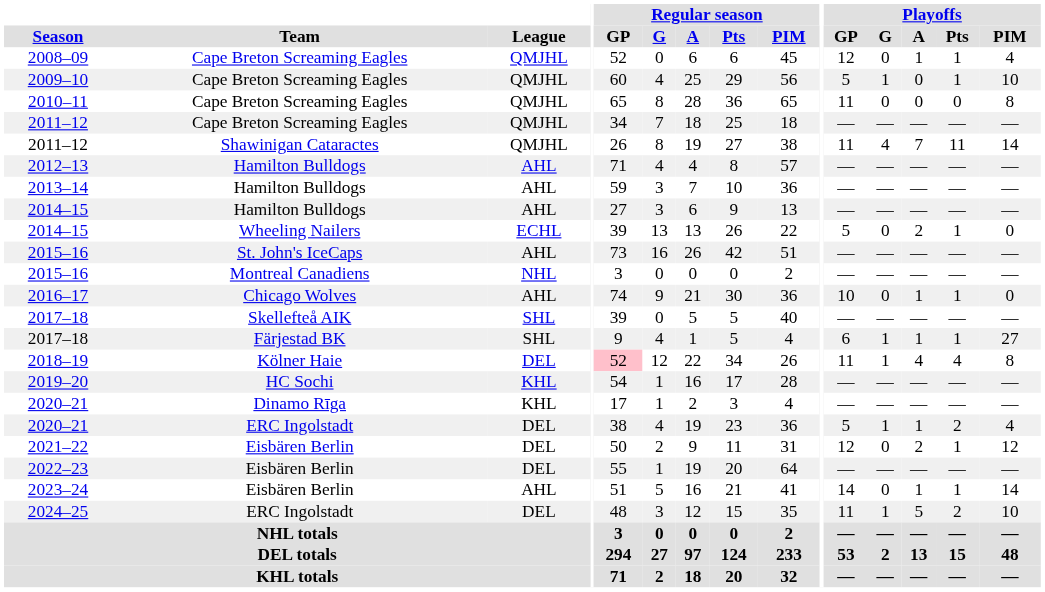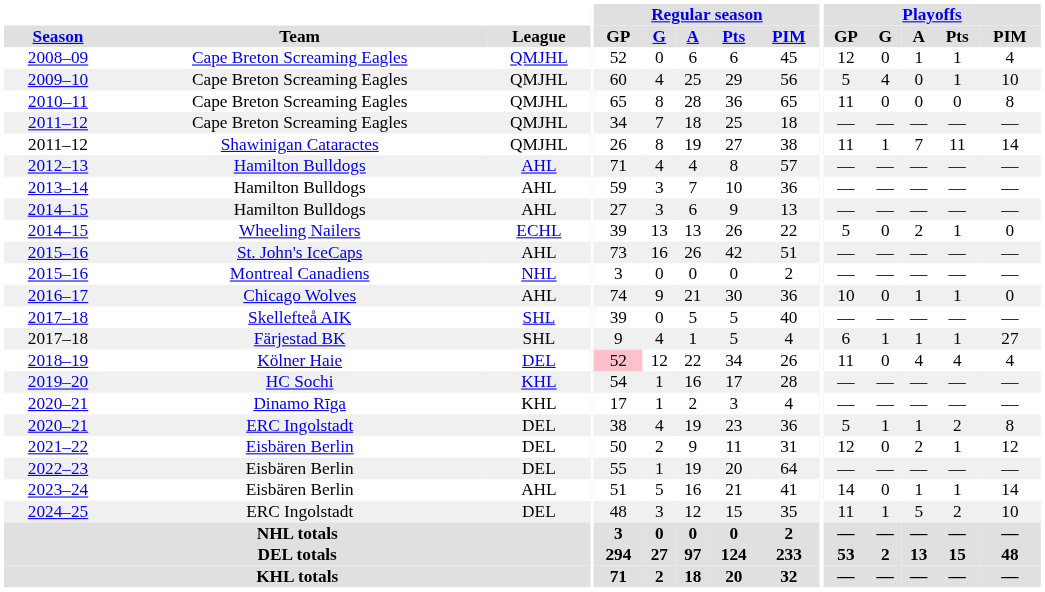(885, 79) 1 -> (885, 79) 4
(885, 144) 4 -> (885, 144) 1
(885, 360) 1 -> (885, 360) 0
(1010, 360) 8 -> (1010, 360) 4
(1010, 425) 4 -> (1010, 425) 8
